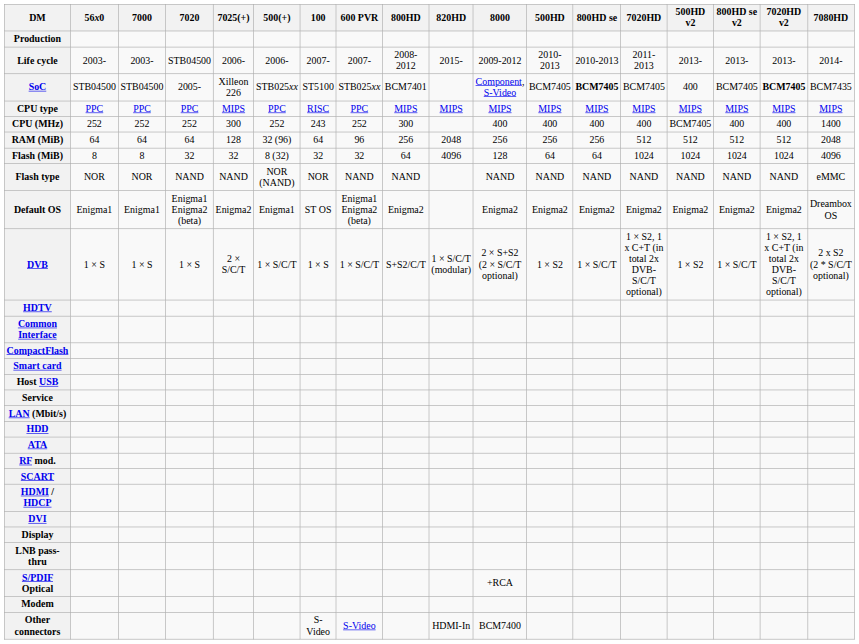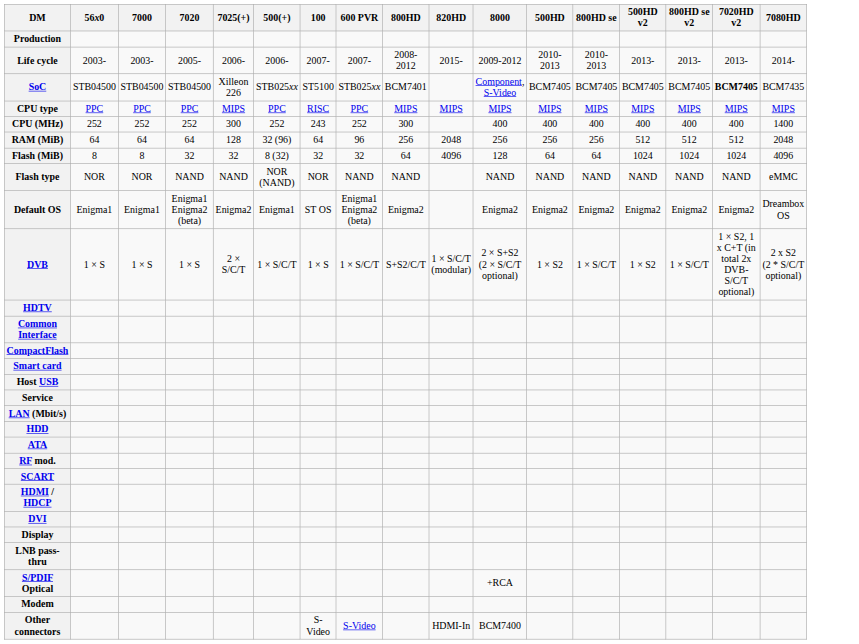- column: (644, 17)
(190, 60) STB04500 -> (190, 60) 2005-
(190, 87) 2005- -> (190, 87) STB04500
(597, 87) bold -> (596, 87) normal
(690, 87) 400 -> (643, 87) BCM7405
(690, 124) BCM7405 -> (643, 124) 400
